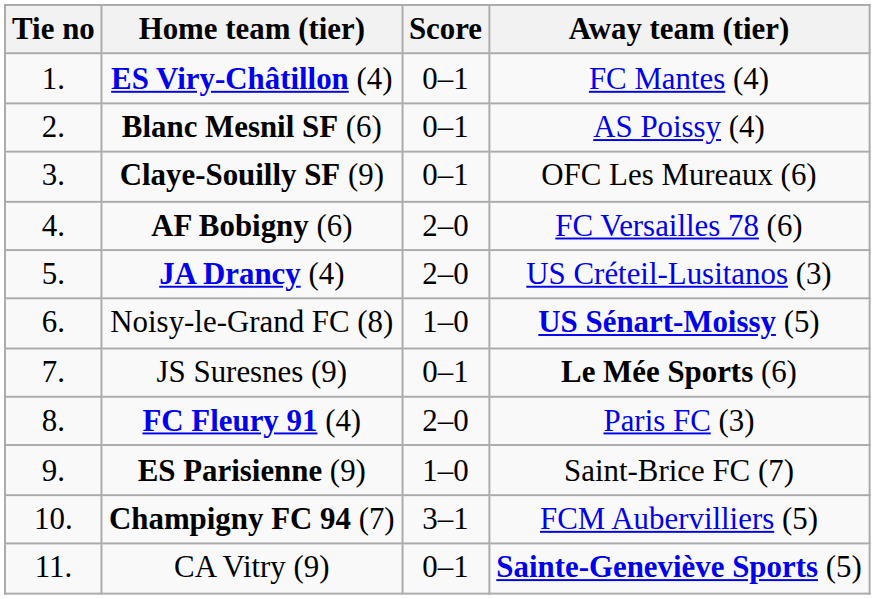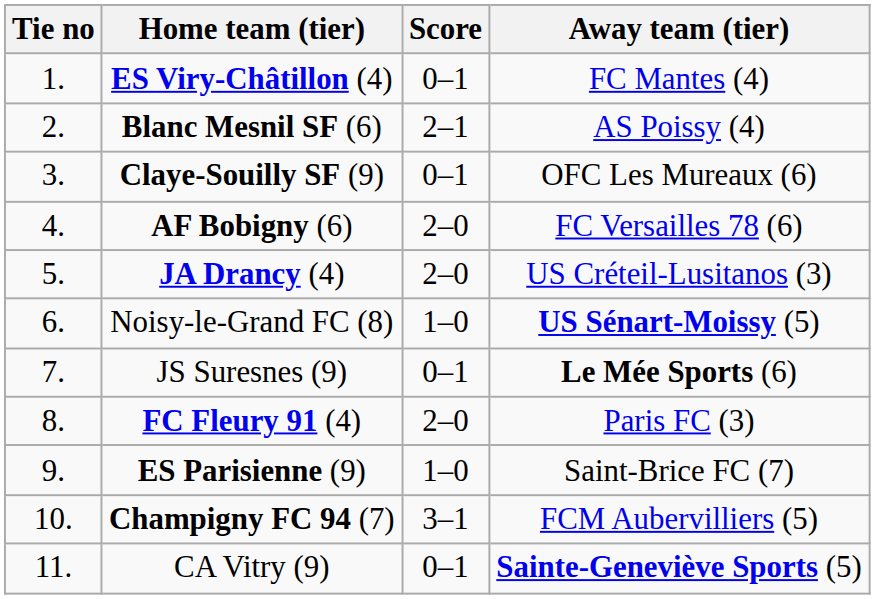(445, 126) 0–1 -> (445, 126) 2–1
